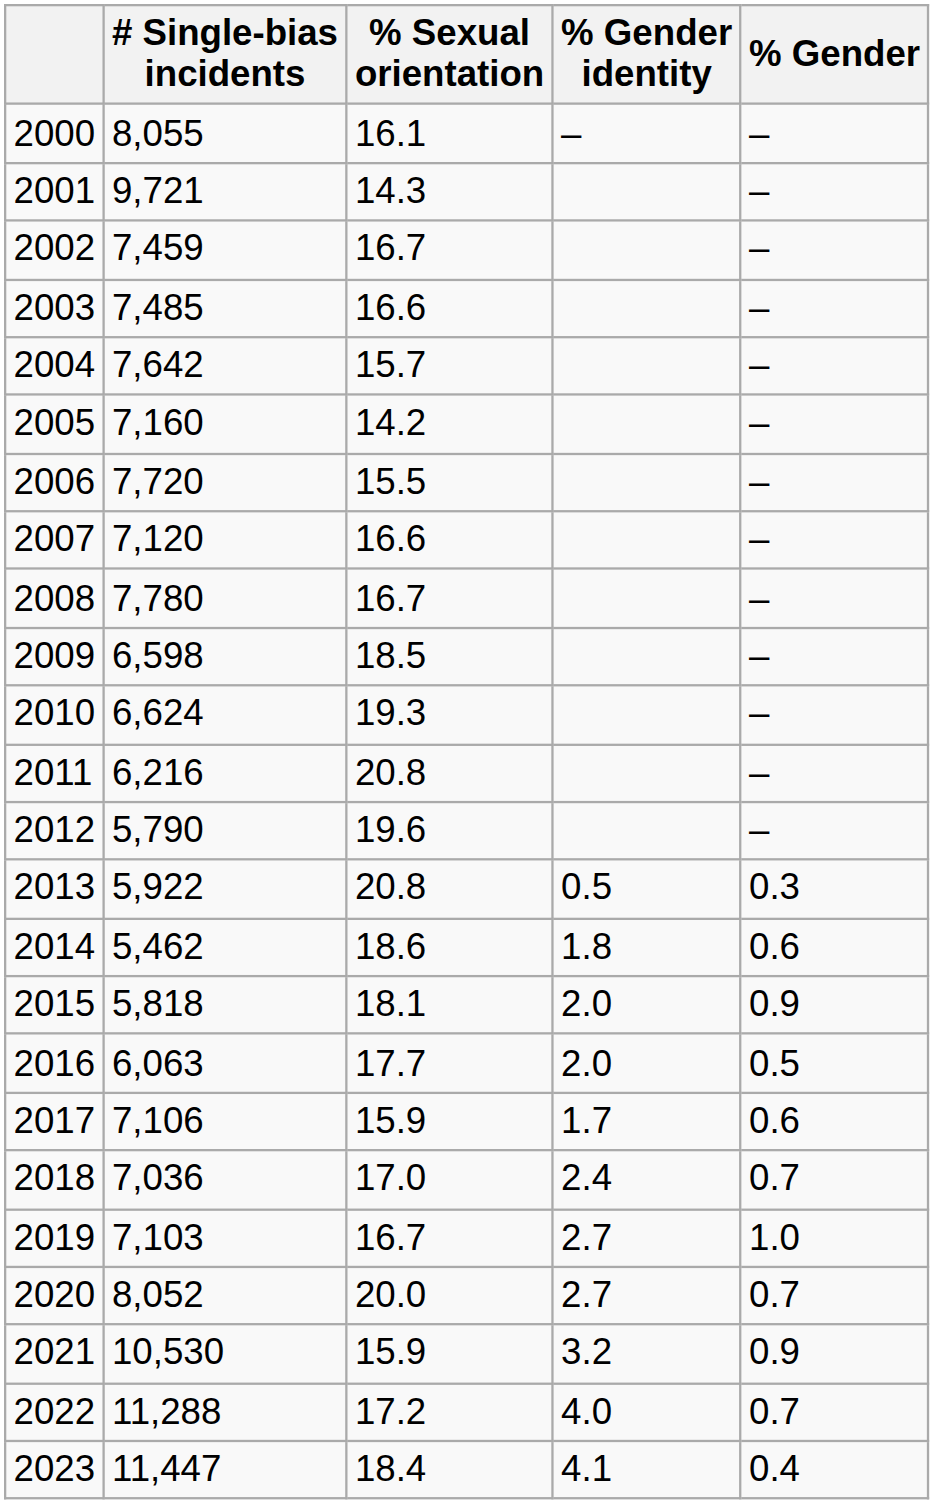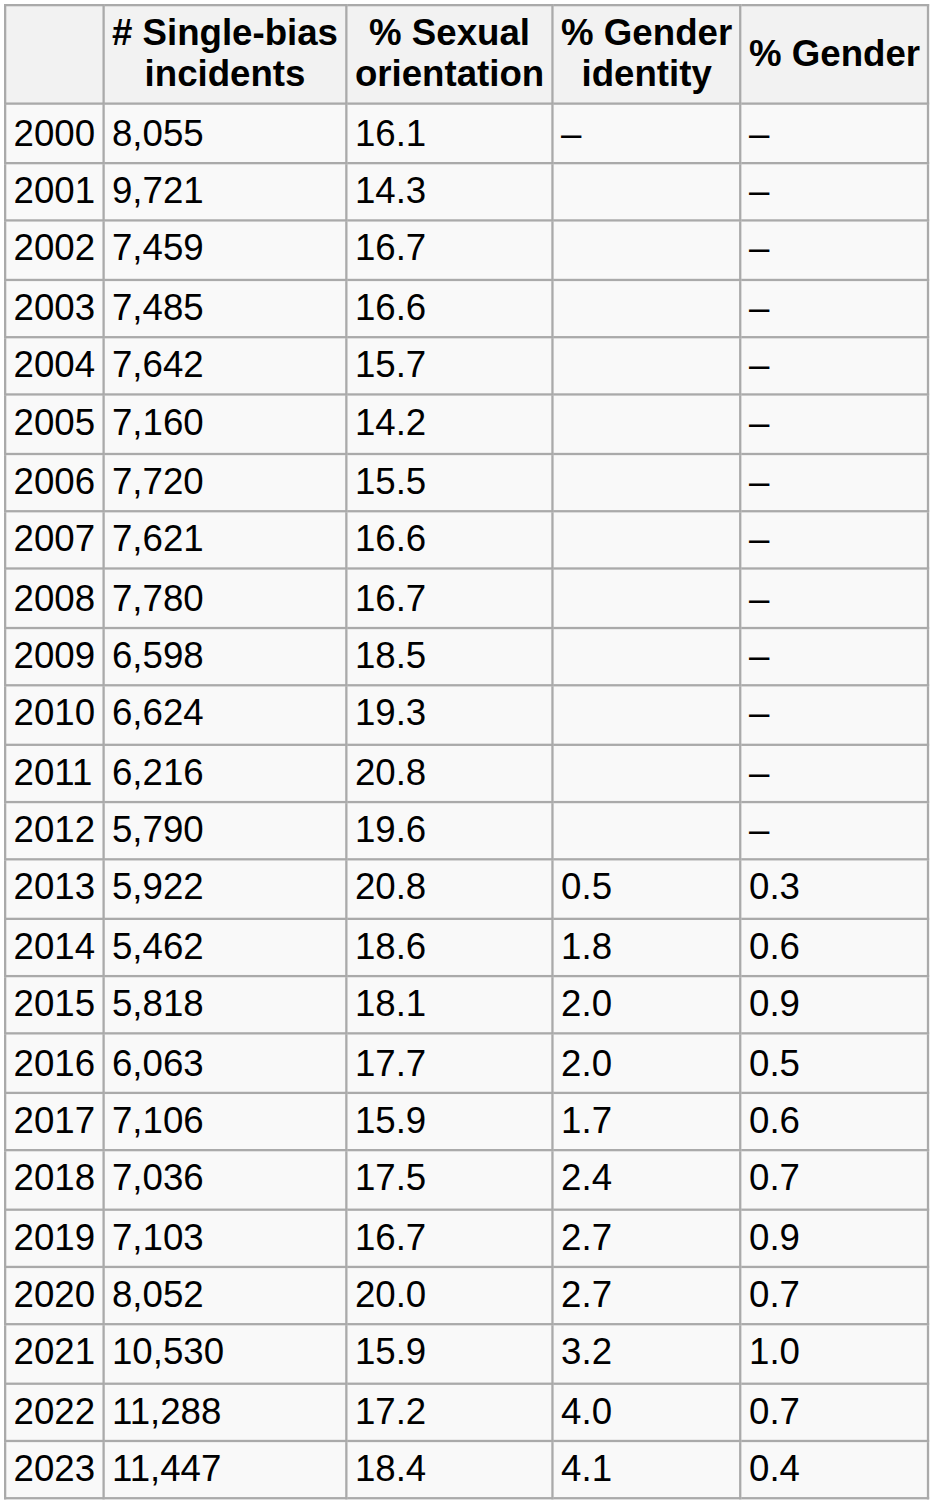(158, 539) 7,120 -> (158, 539) 7,621
(391, 1178) 17.0 -> (391, 1178) 17.5
(775, 1236) 1.0 -> (775, 1236) 0.9
(775, 1353) 0.9 -> (775, 1353) 1.0
